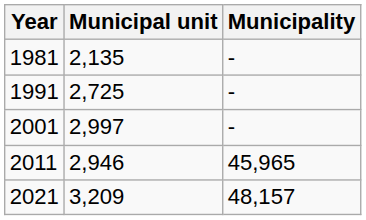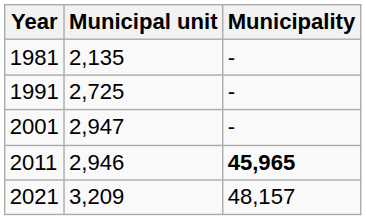(97, 127) 2,997 -> (97, 127) 2,947
(261, 162) normal -> (261, 162) bold
